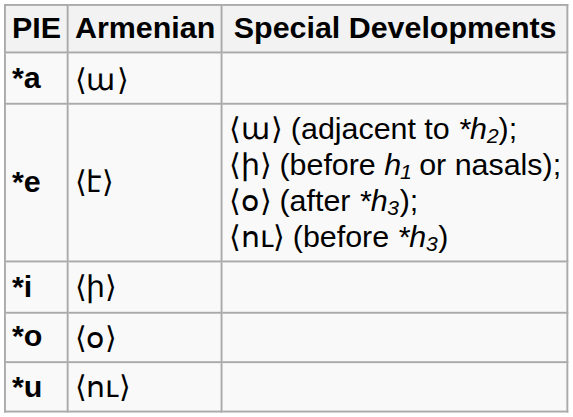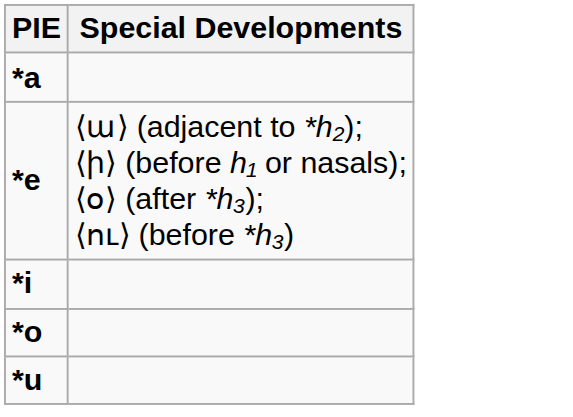- column: (145, 28)
